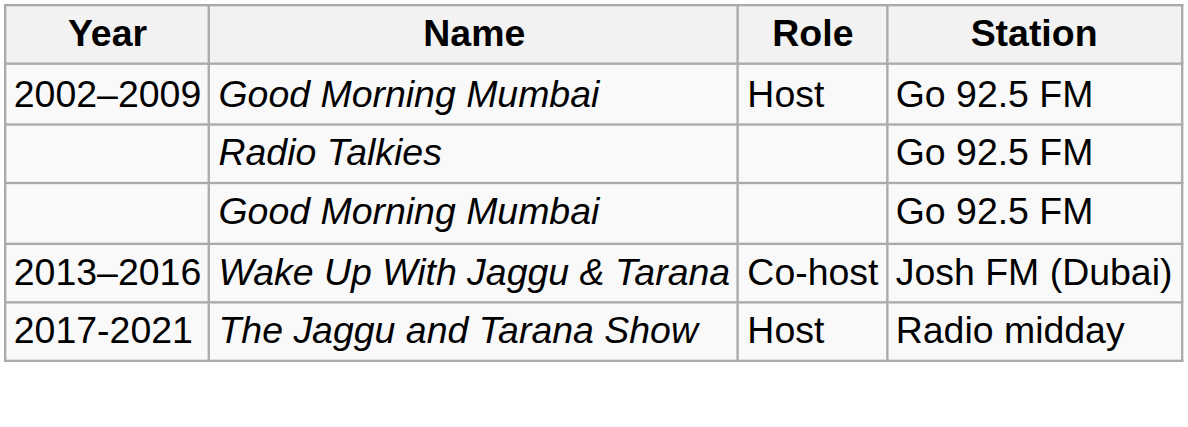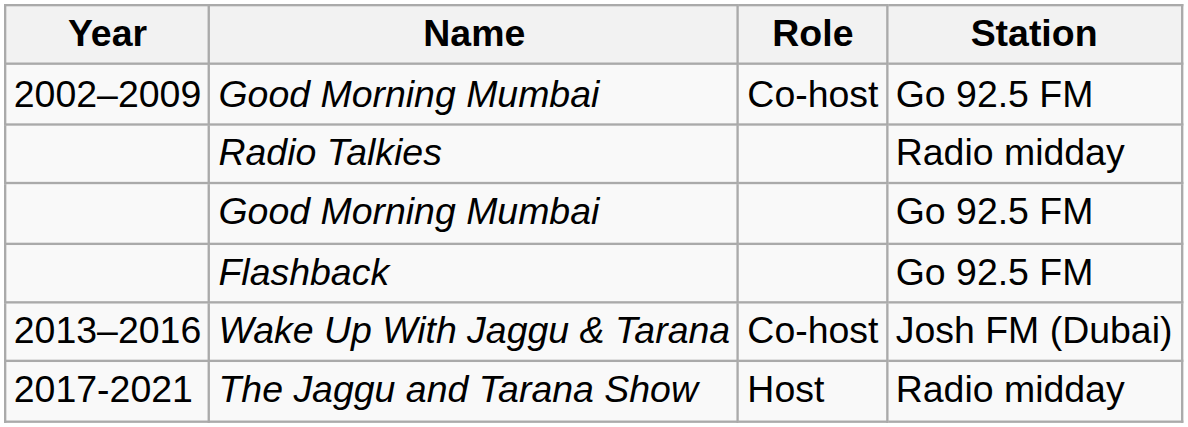(786, 93) Host -> (813, 93) Co-host
(995, 152) Go 92.5 FM -> (1010, 152) Radio midday
+ row: (108, 272)
